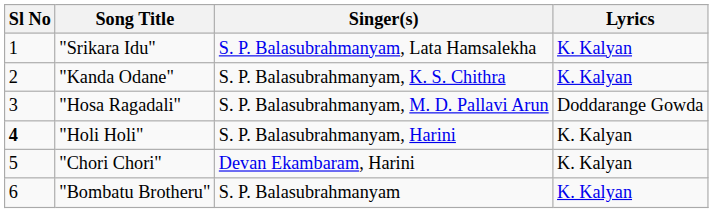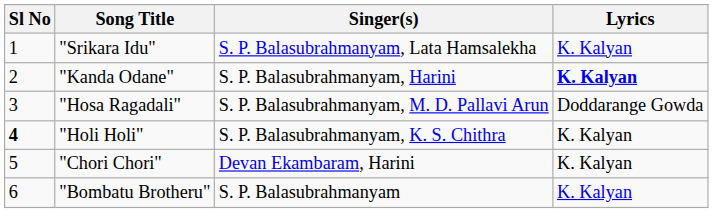(362, 76) S. P. Balasubrahmanyam, K. S. Chithra -> (337, 76) S. P. Balasubrahmanyam, Harini
(595, 76) normal -> (597, 76) bold
(337, 134) S. P. Balasubrahmanyam, Harini -> (362, 134) S. P. Balasubrahmanyam, K. S. Chithra
